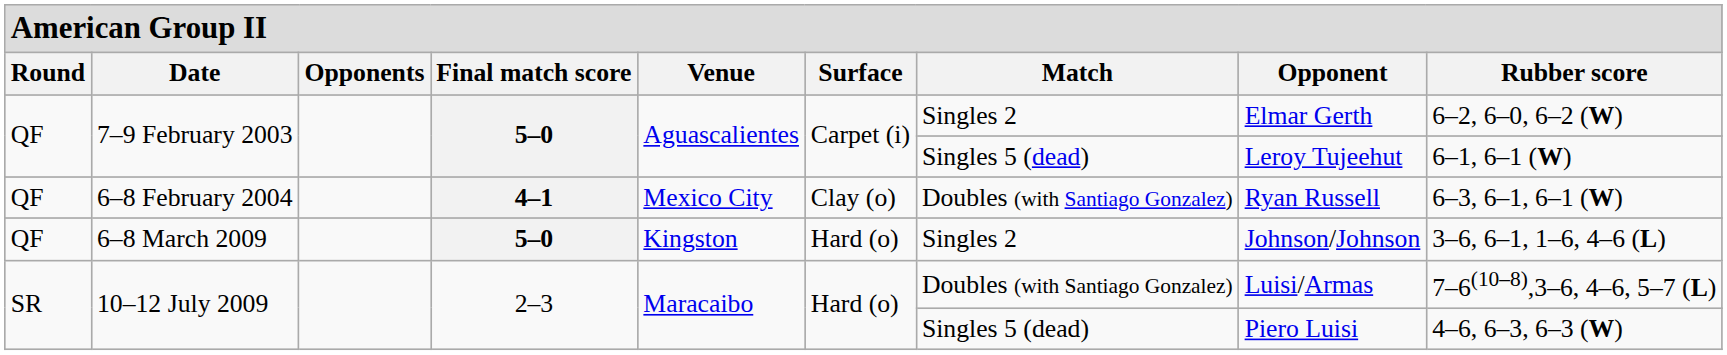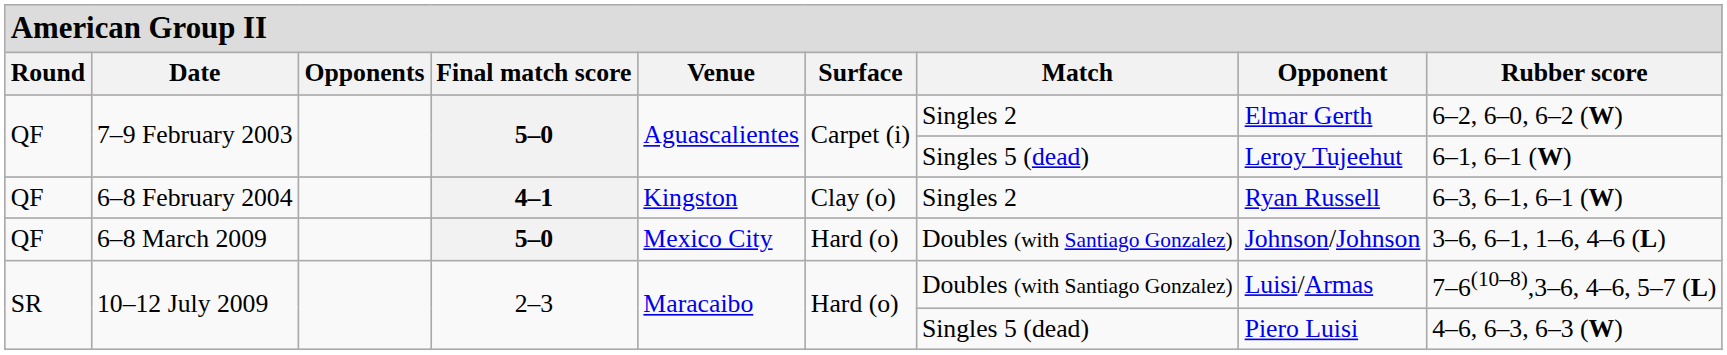(708, 197) Mexico City -> (690, 197) Kingston
(1077, 197) Doubles (with Santiago Gonzalez) -> (969, 197) Singles 2
(690, 238) Kingston -> (708, 238) Mexico City
(969, 238) Singles 2 -> (1077, 238) Doubles (with Santiago Gonzalez)
